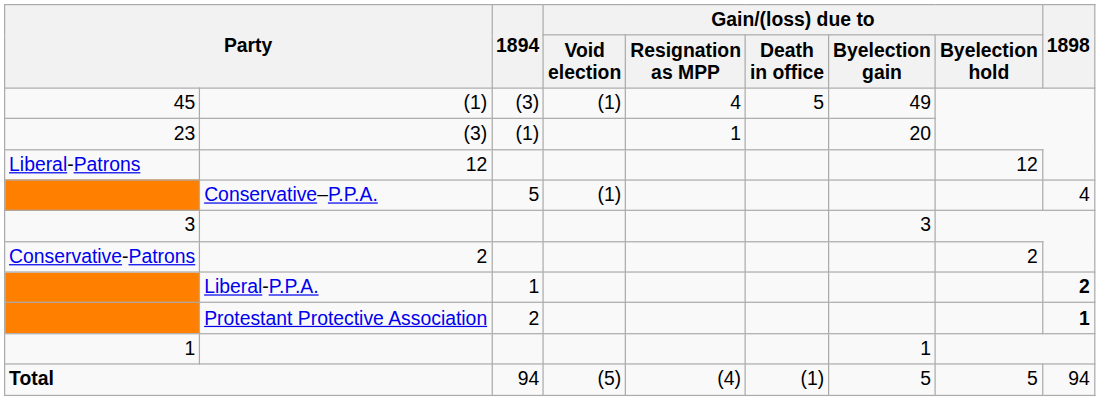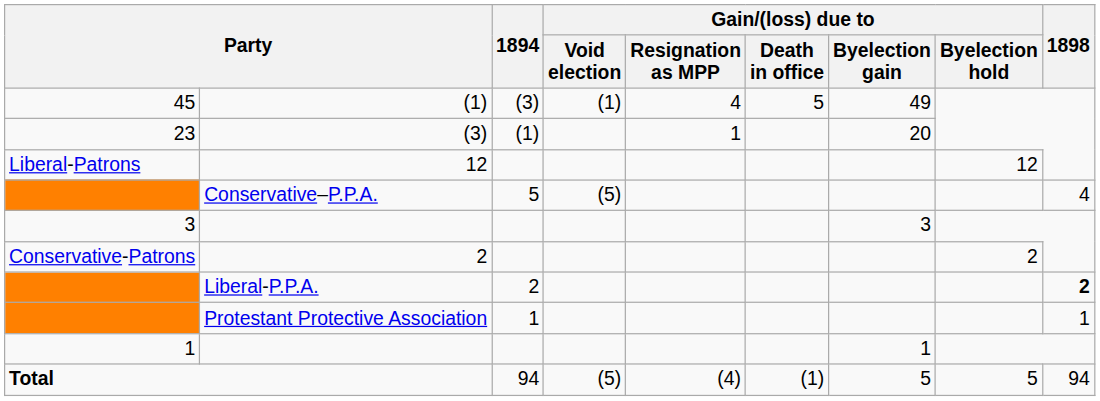(609, 195) (1) -> (609, 195) (5)
(534, 287) 1 -> (534, 287) 2
(534, 317) 2 -> (534, 317) 1
(1084, 317) bold -> (1084, 317) normal
